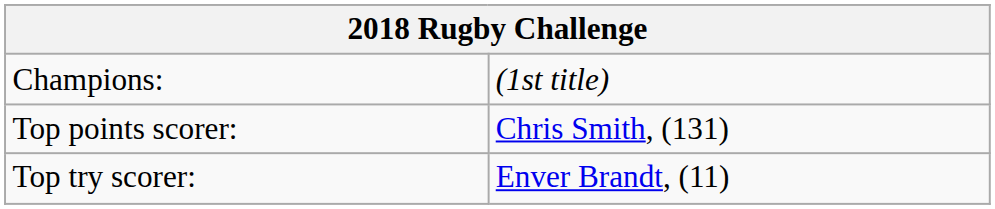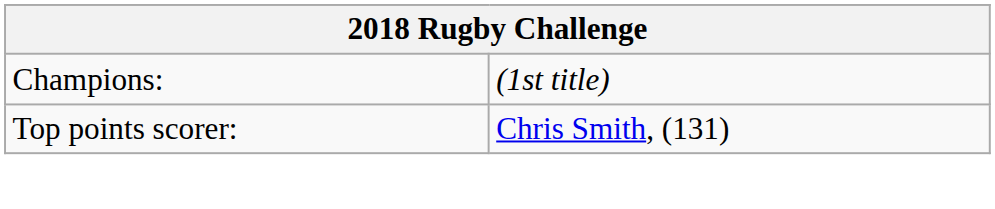- row: (104, 177)
